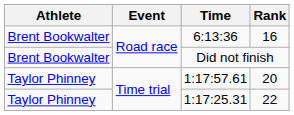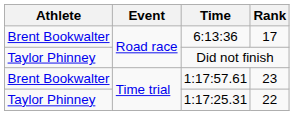(270, 37) 16 -> (270, 37) 17
(59, 58) Brent Bookwalter -> (51, 58) Taylor Phinney
(51, 79) Taylor Phinney -> (59, 79) Brent Bookwalter
(270, 79) 20 -> (270, 79) 23
